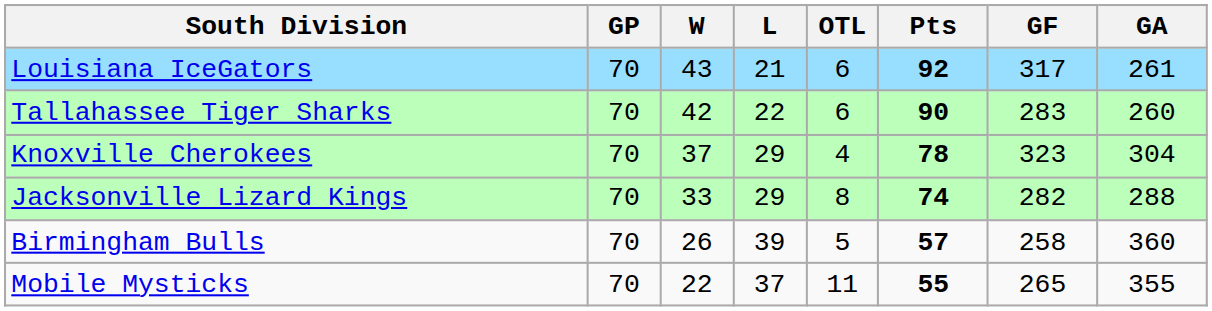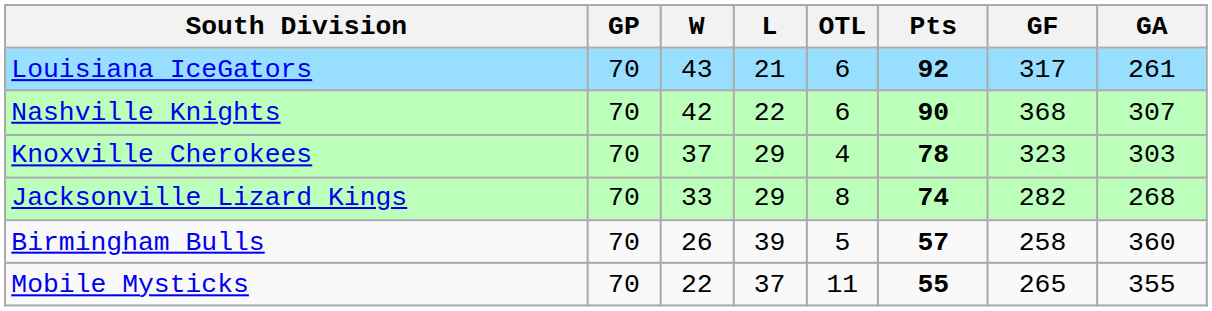+ row: (146, 113)
- row: (201, 113)
(1152, 156) 304 -> (1152, 156) 303
(1152, 199) 288 -> (1152, 199) 268
